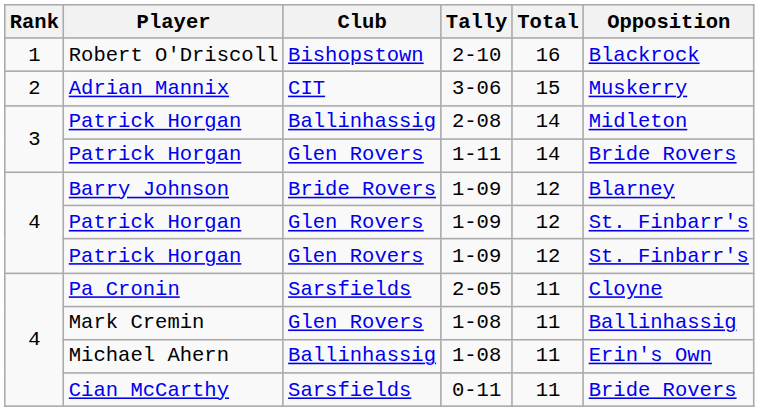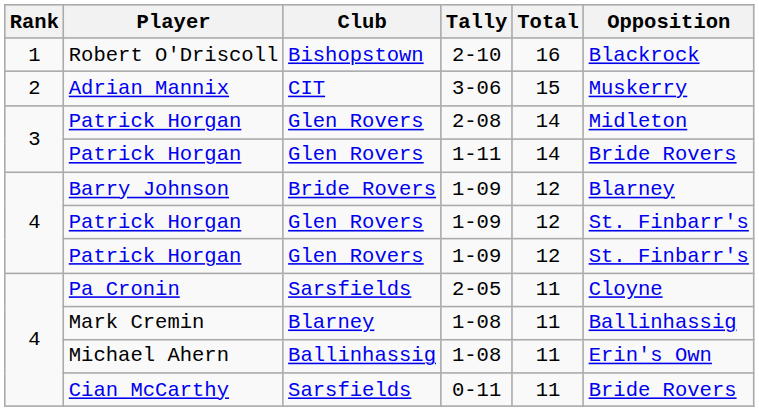(362, 122) Ballinhassig -> (356, 122) Glen Rovers
(356, 323) Glen Rovers -> (331, 323) Blarney
